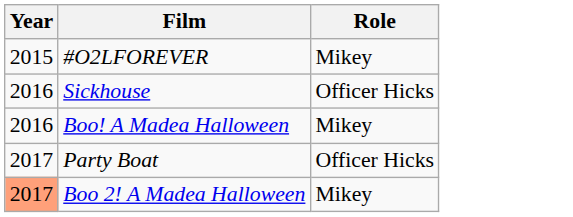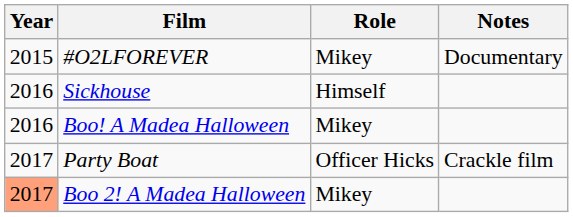+ column: (503, 21)
(375, 90) Officer Hicks -> (350, 90) Himself
